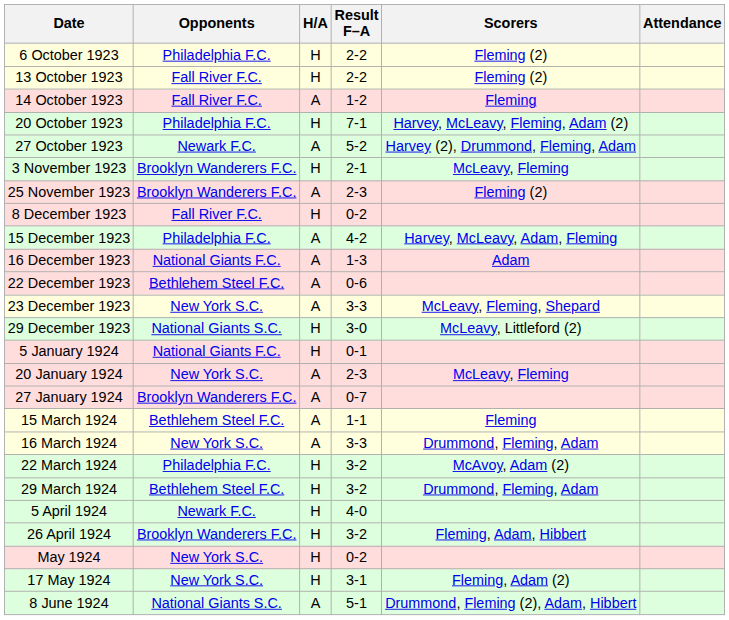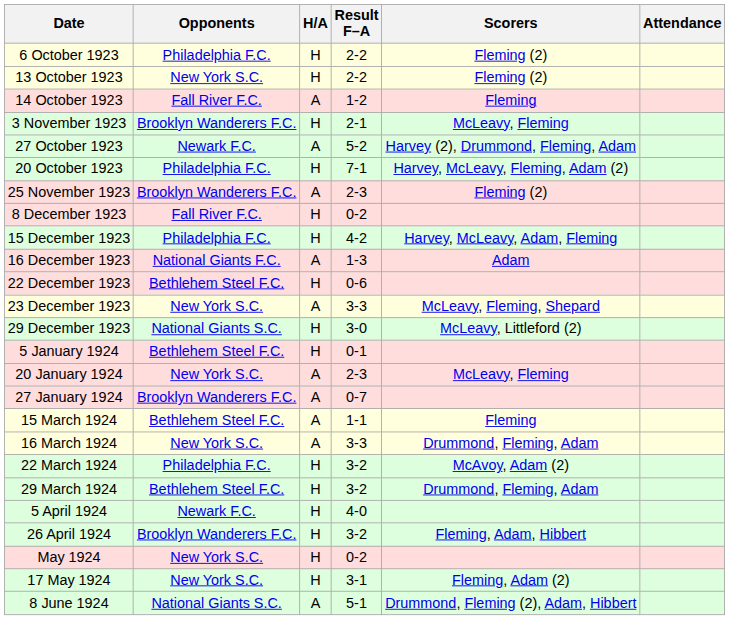(217, 77) Fall River F.C. -> (217, 77) New York S.C.
rows swapped: (69, 123) <-> (69, 169)
(315, 237) A -> (315, 237) H
(315, 283) A -> (315, 283) H
(217, 351) National Giants F.C. -> (217, 351) Bethlehem Steel F.C.
